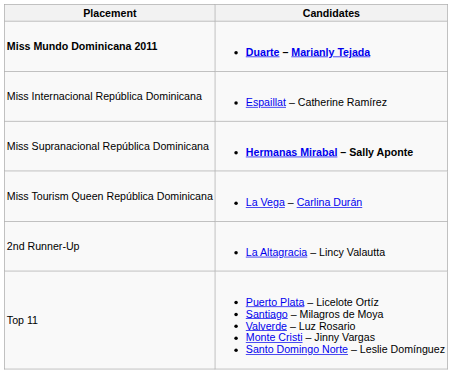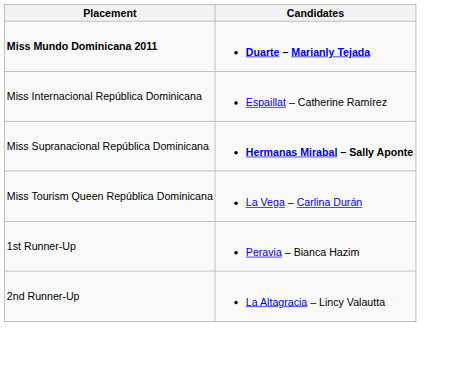+ row: (41, 246)
- row: (22, 320)
